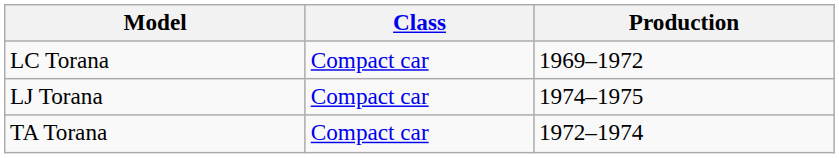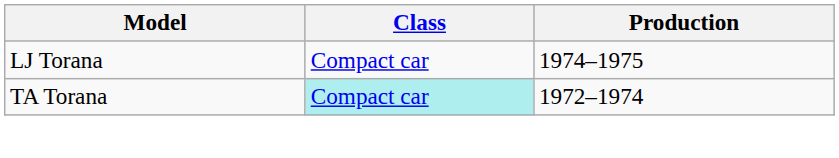- row: (60, 59)
(370, 133) no background -> (370, 96) paleturquoise background
